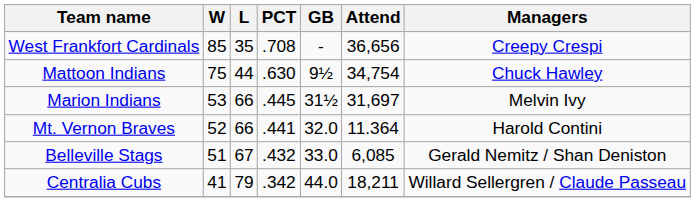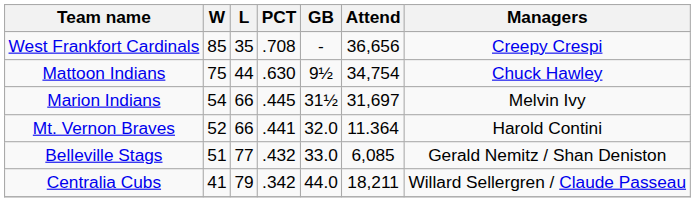(217, 100) 53 -> (217, 100) 54
(244, 155) 67 -> (244, 155) 77
